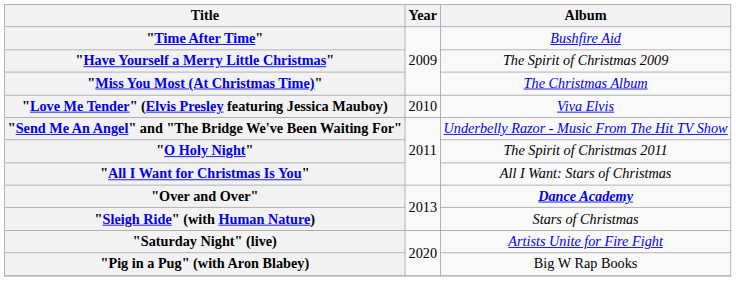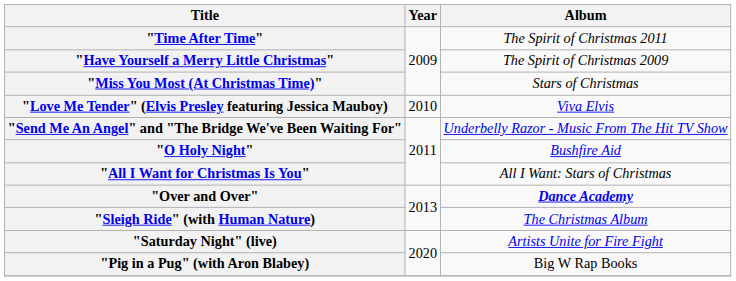(586, 38) Bushfire Aid -> (586, 38) The Spirit of Christmas 2011
(586, 83) The Christmas Album -> (586, 83) Stars of Christmas
(586, 151) The Spirit of Christmas 2011 -> (586, 151) Bushfire Aid
(586, 219) Stars of Christmas -> (586, 219) The Christmas Album
